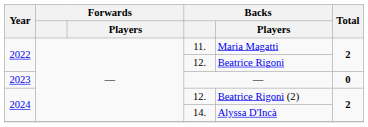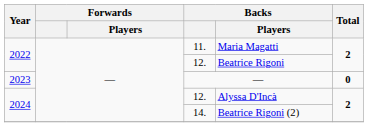(258, 96) Beatrice Rigoni (2) -> (247, 96) Alyssa D'Incà
(247, 113) Alyssa D'Incà -> (258, 113) Beatrice Rigoni (2)
